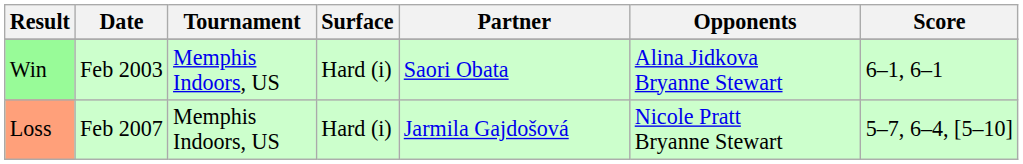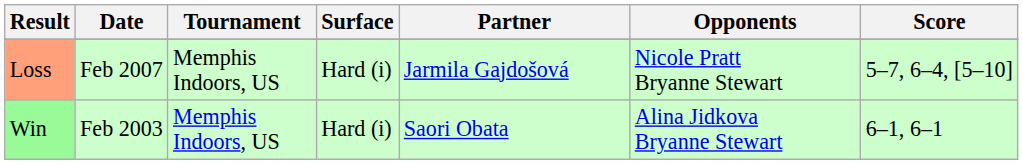rows swapped: (28, 69) <-> (31, 129)
